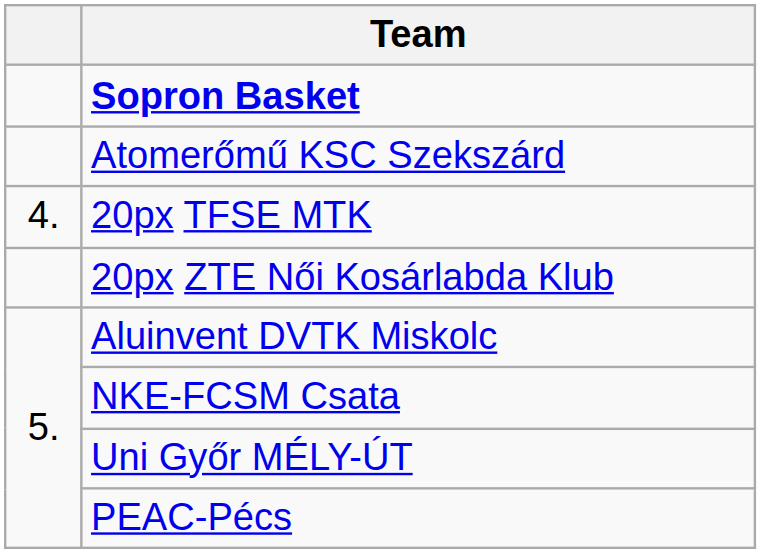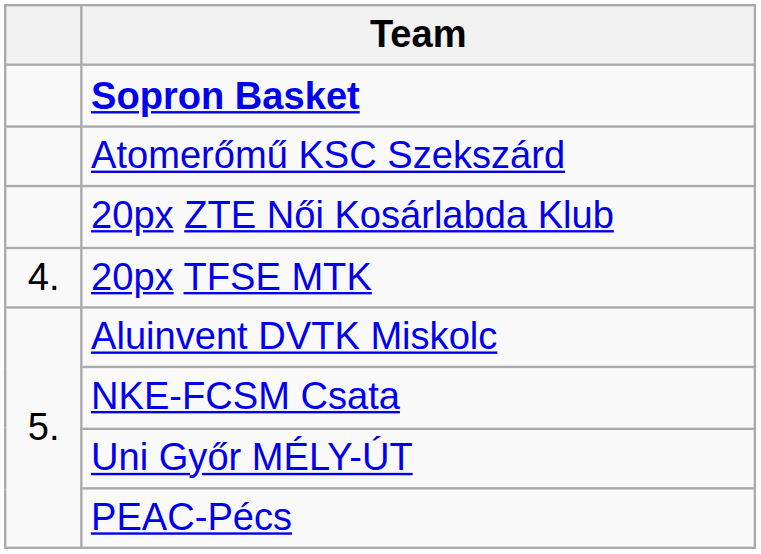rows swapped: (352, 276) <-> (231, 215)
